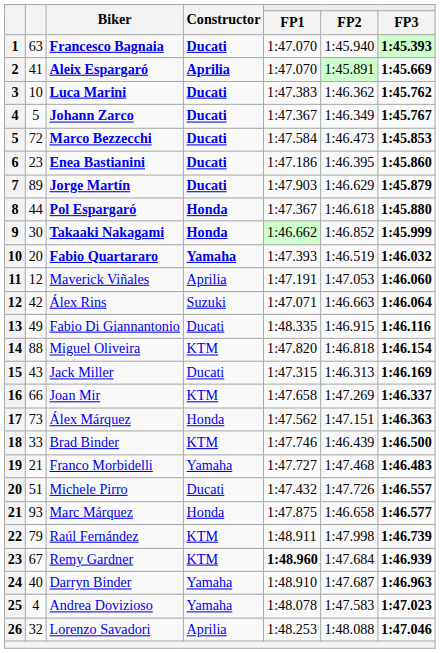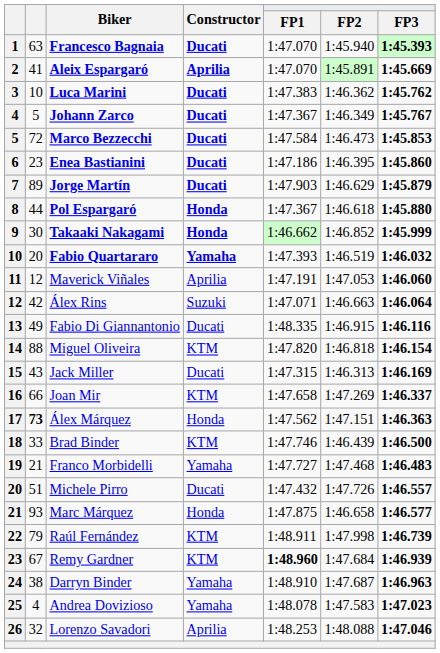(36, 419) normal -> (36, 419) bold
(36, 582) 40 -> (36, 582) 38
